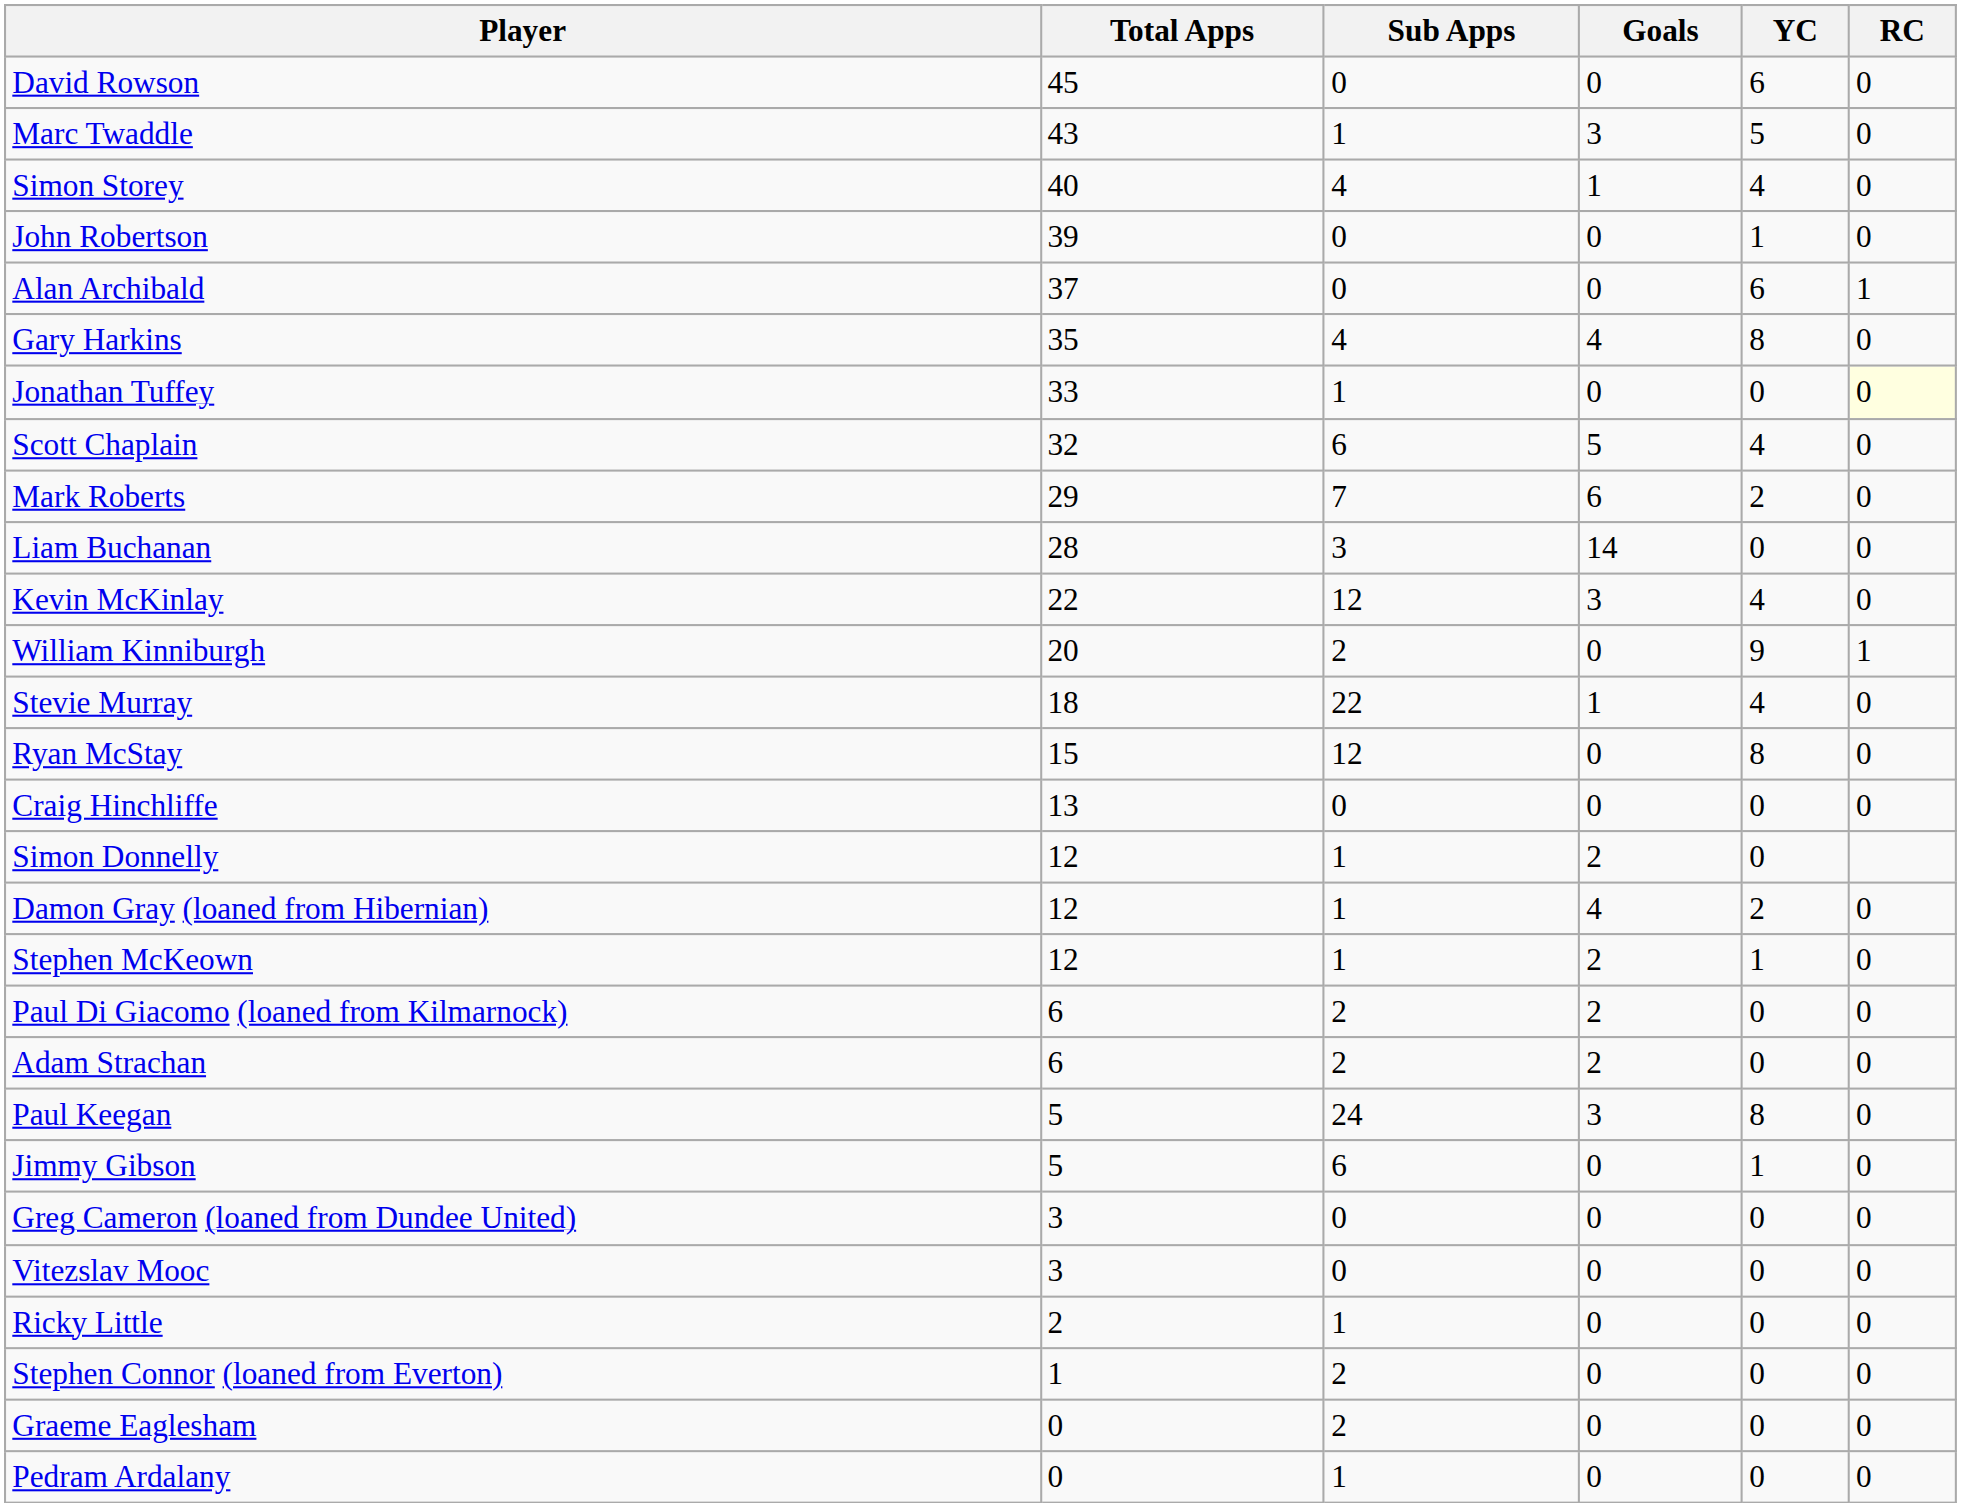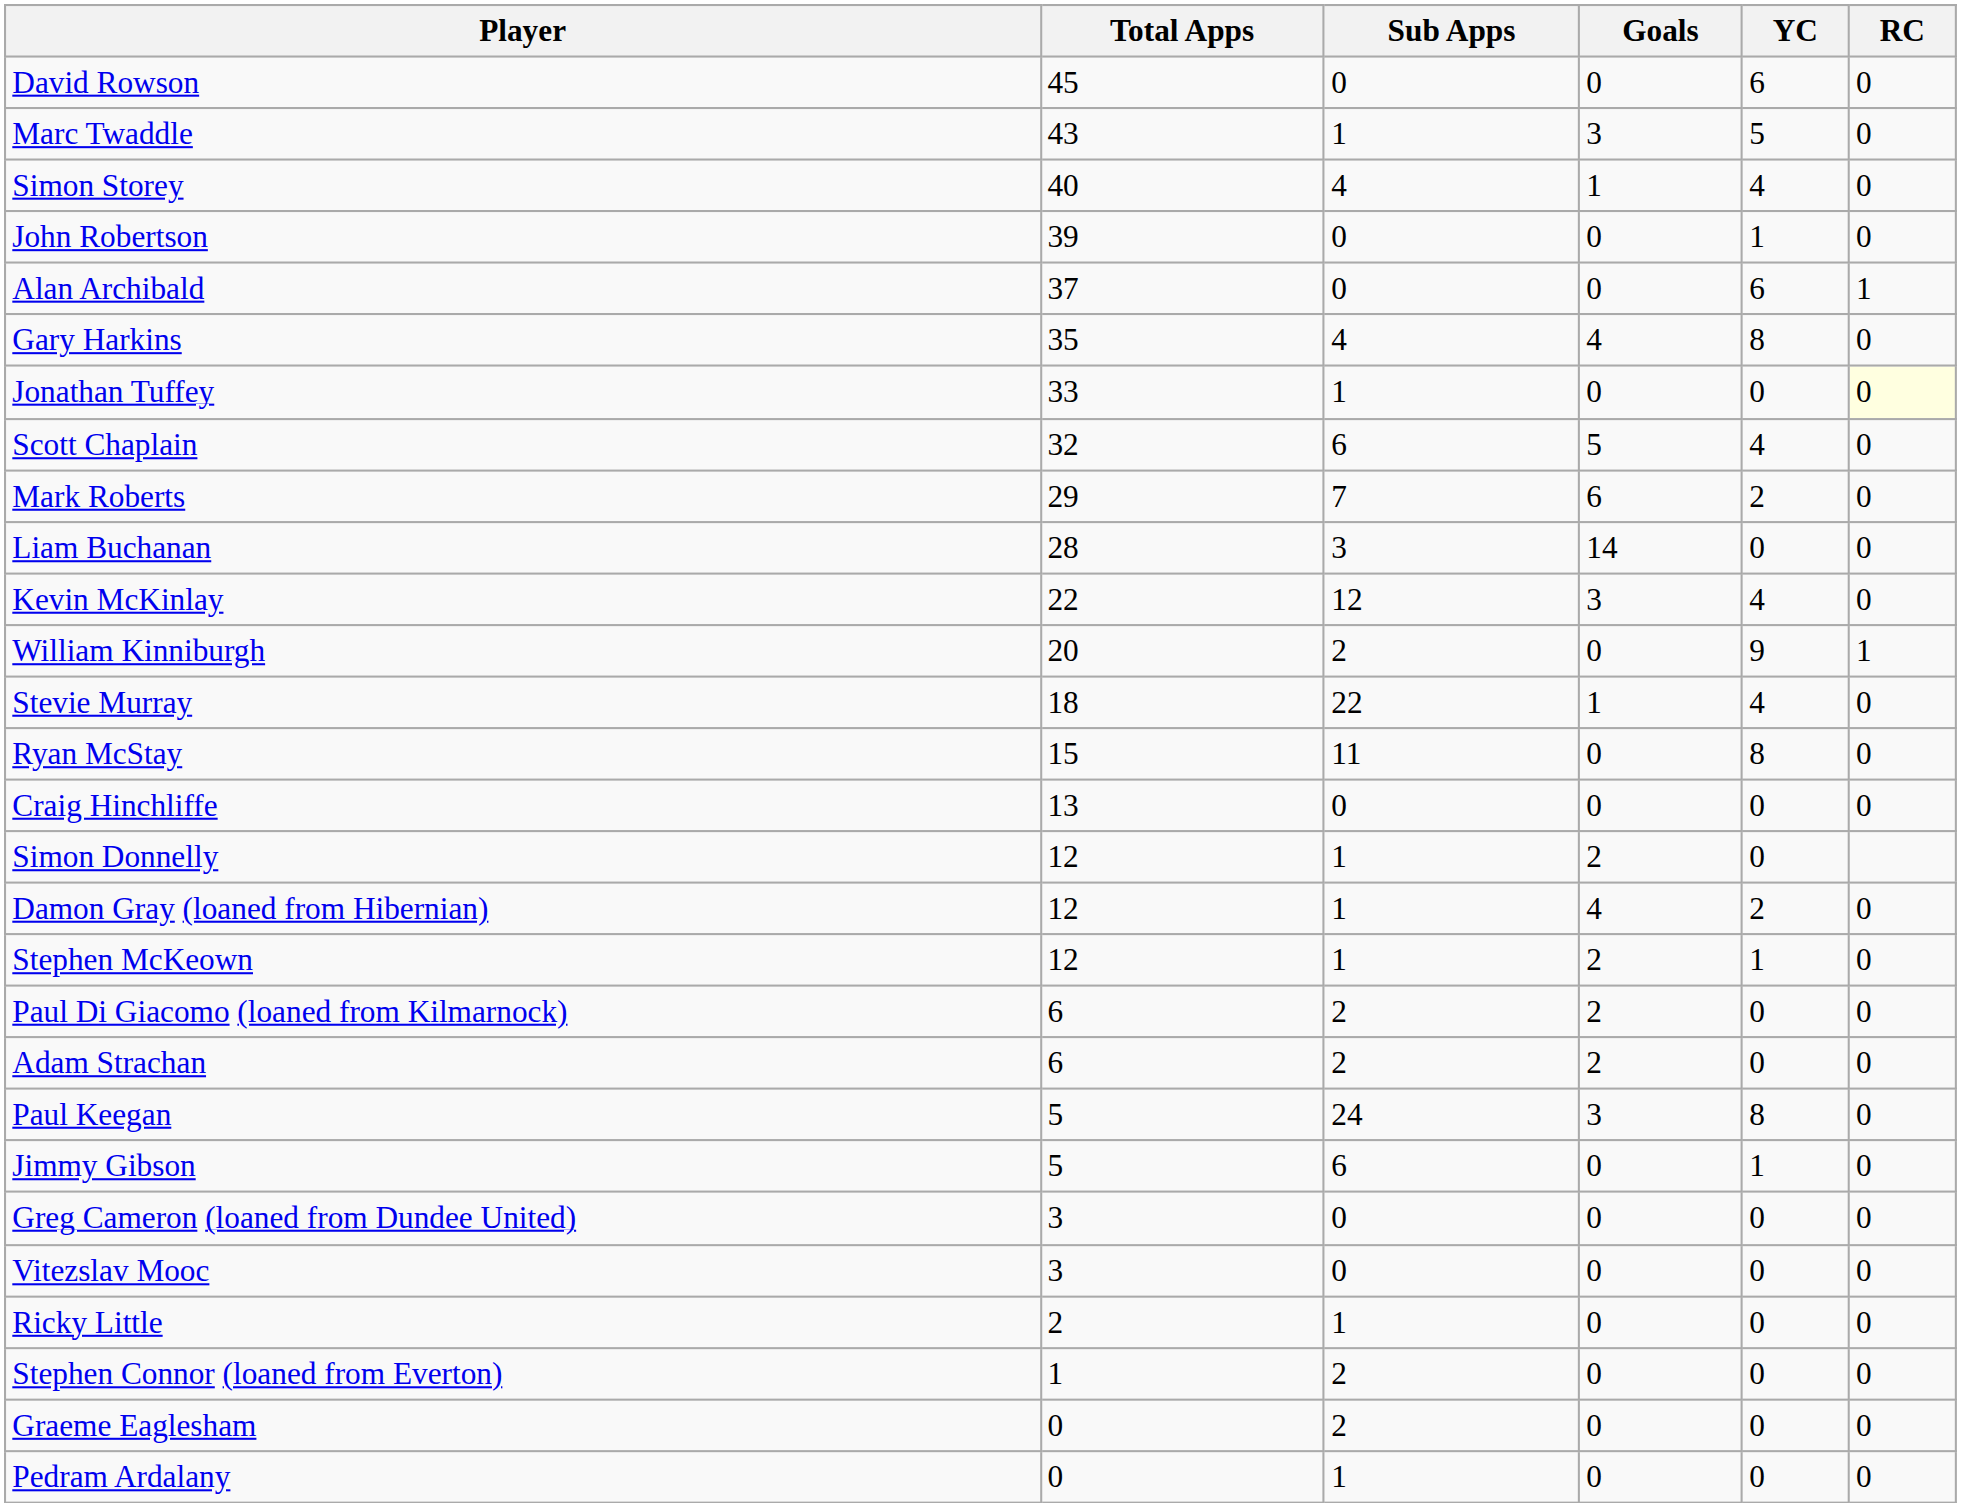(1347, 753) 12 -> (1346, 753) 11
